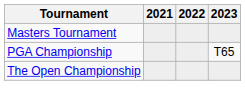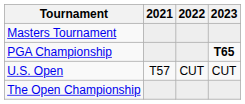(224, 52) normal -> (224, 52) bold
+ row: (35, 71)
